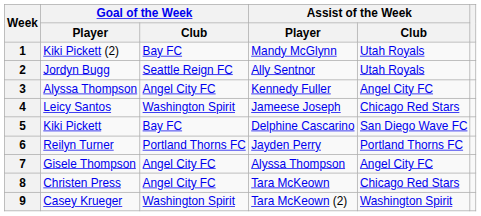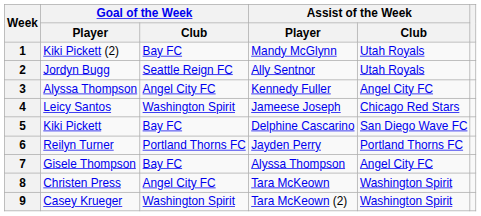(179, 164) Angel City FC -> (162, 164) Bay FC
(410, 182) Chicago Red Stars -> (406, 182) Washington Spirit
